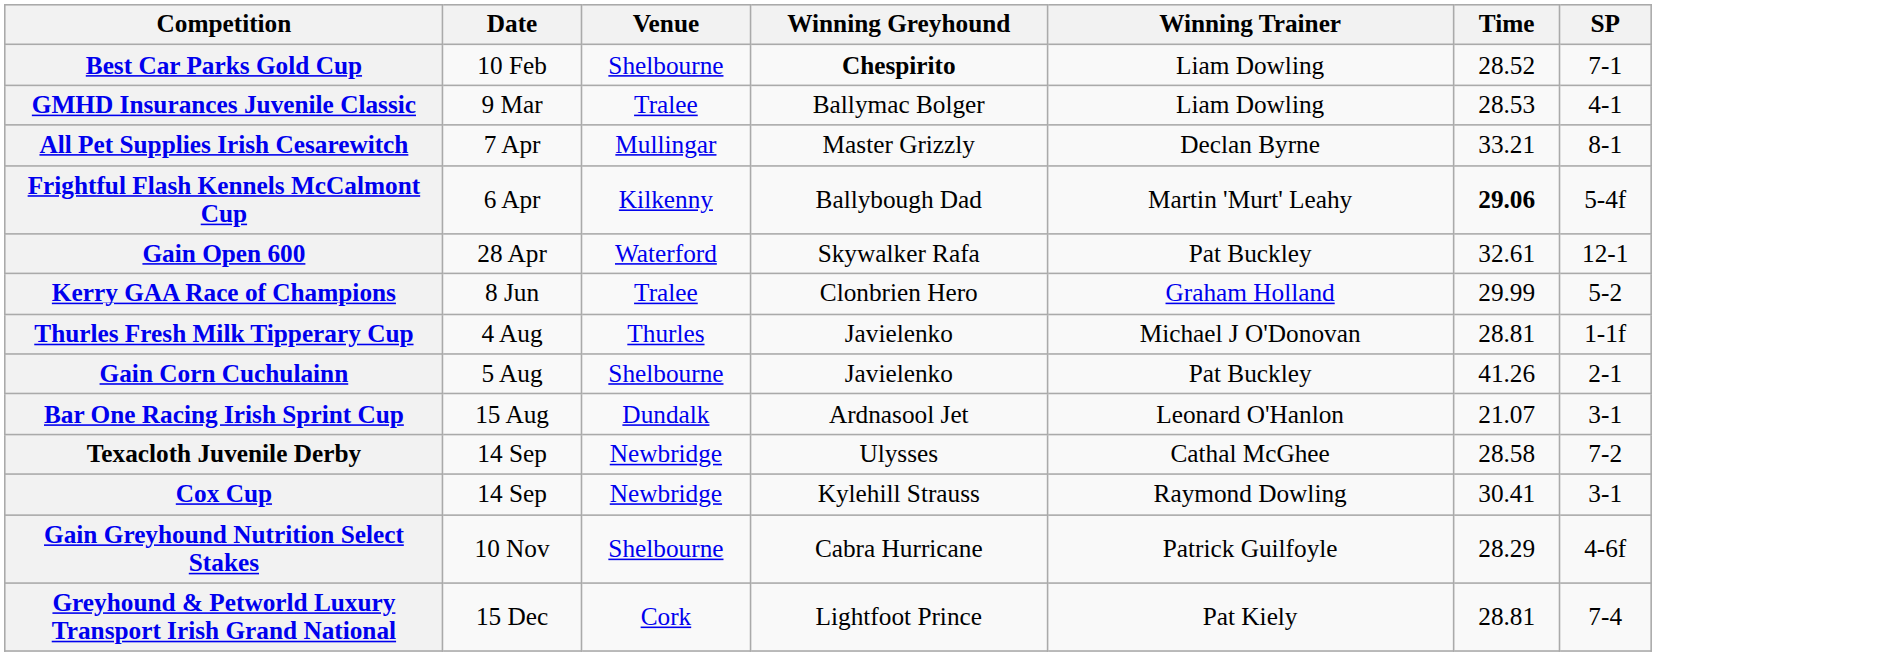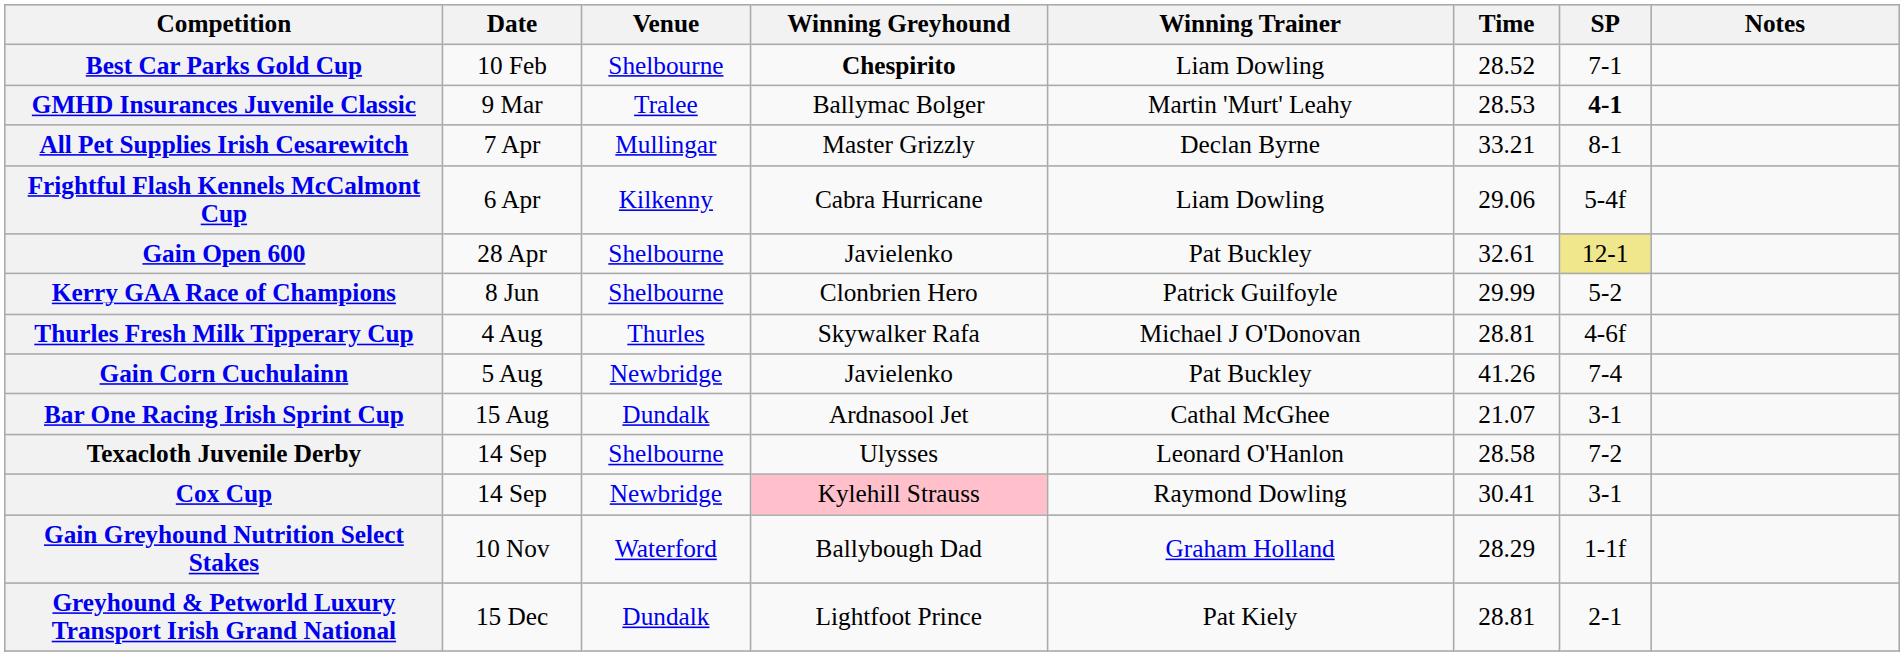+ column: (1775, 24)
(1250, 104) Liam Dowling -> (1250, 104) Martin 'Murt' Leahy
(1605, 104) normal -> (1605, 104) bold
(899, 199) Ballybough Dad -> (899, 199) Cabra Hurricane
(1250, 199) Martin 'Murt' Leahy -> (1250, 199) Liam Dowling
(1507, 199) bold -> (1507, 199) normal
(666, 253) Waterford -> (666, 253) Shelbourne
(899, 253) Skywalker Rafa -> (899, 253) Javielenko
(1605, 253) no background -> (1605, 253) khaki background
(666, 293) Tralee -> (666, 293) Shelbourne
(1250, 293) Graham Holland -> (1250, 293) Patrick Guilfoyle
(899, 333) Javielenko -> (899, 333) Skywalker Rafa
(1605, 333) 1-1f -> (1605, 333) 4-6f
(666, 373) Shelbourne -> (666, 373) Newbridge
(1605, 373) 2-1 -> (1605, 373) 7-4
(1250, 413) Leonard O'Hanlon -> (1250, 413) Cathal McGhee
(666, 453) Newbridge -> (666, 453) Shelbourne
(1250, 453) Cathal McGhee -> (1250, 453) Leonard O'Hanlon
(899, 494) no background -> (899, 494) pink background
(666, 548) Shelbourne -> (666, 548) Waterford
(899, 548) Cabra Hurricane -> (899, 548) Ballybough Dad
(1250, 548) Patrick Guilfoyle -> (1250, 548) Graham Holland
(1605, 548) 4-6f -> (1605, 548) 1-1f
(666, 616) Cork -> (666, 616) Dundalk
(1605, 616) 7-4 -> (1605, 616) 2-1
